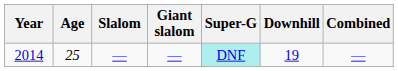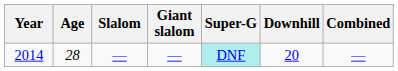(72, 54) 25 -> (72, 54) 28
(292, 54) 19 -> (292, 54) 20
